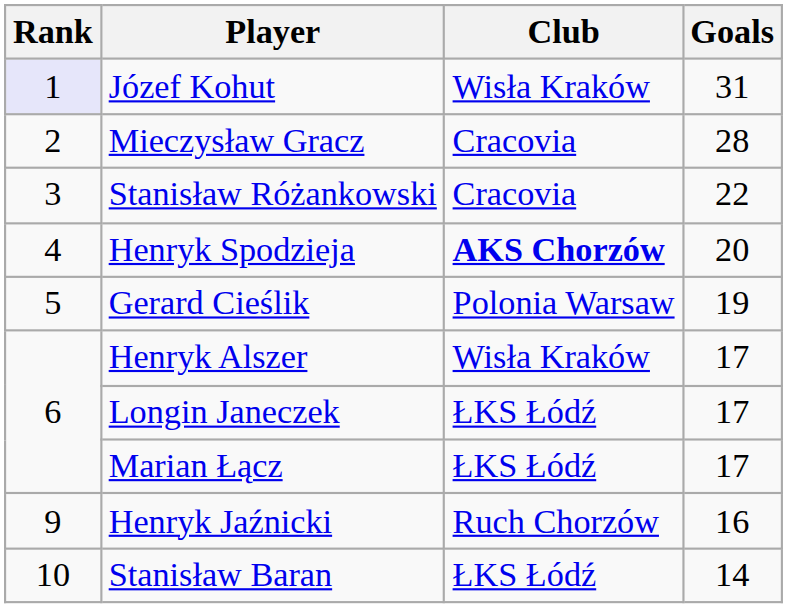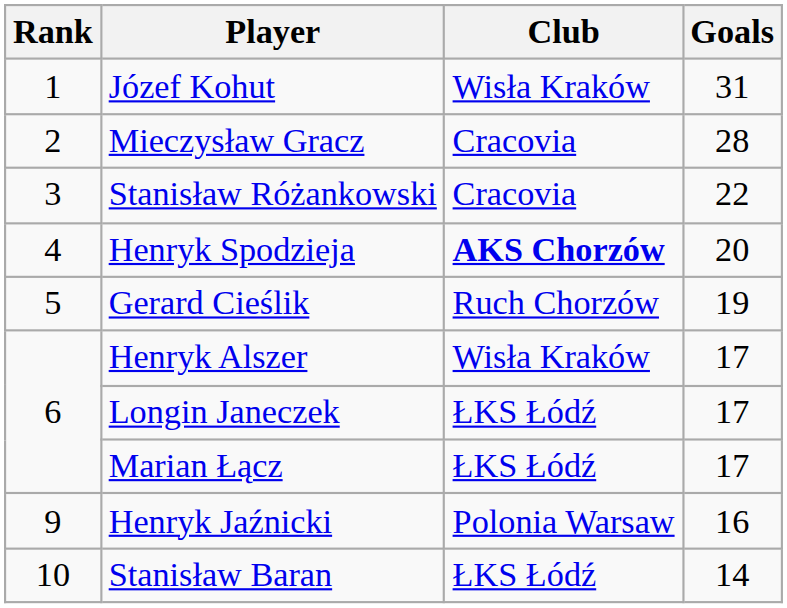(53, 85) lavender background -> (53, 85) no background
(564, 303) Polonia Warsaw -> (556, 303) Ruch Chorzów
(556, 520) Ruch Chorzów -> (564, 520) Polonia Warsaw
